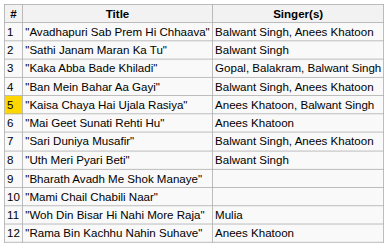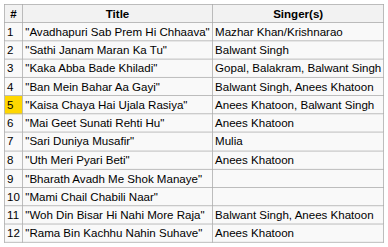(294, 32) Balwant Singh, Anees Khatoon -> (279, 32) Mazhar Khan/Krishnarao
(294, 142) Balwant Singh, Anees Khatoon -> (229, 142) Mulia
(252, 160) Balwant Singh -> (255, 160) Anees Khatoon
(229, 215) Mulia -> (294, 215) Balwant Singh, Anees Khatoon
